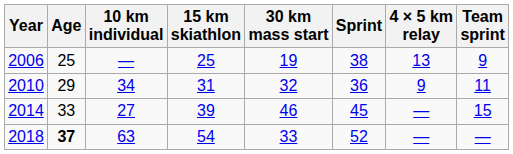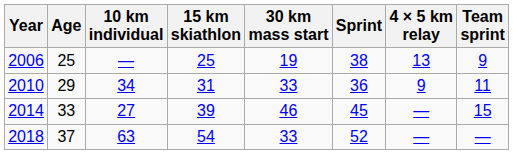(288, 85) 32 -> (288, 85) 33
(66, 136) bold -> (66, 136) normal
